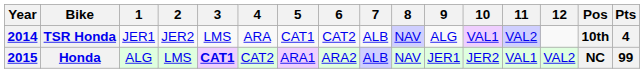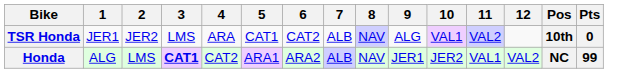- column: (22, 15)
(626, 36) 4 -> (590, 36) 0
